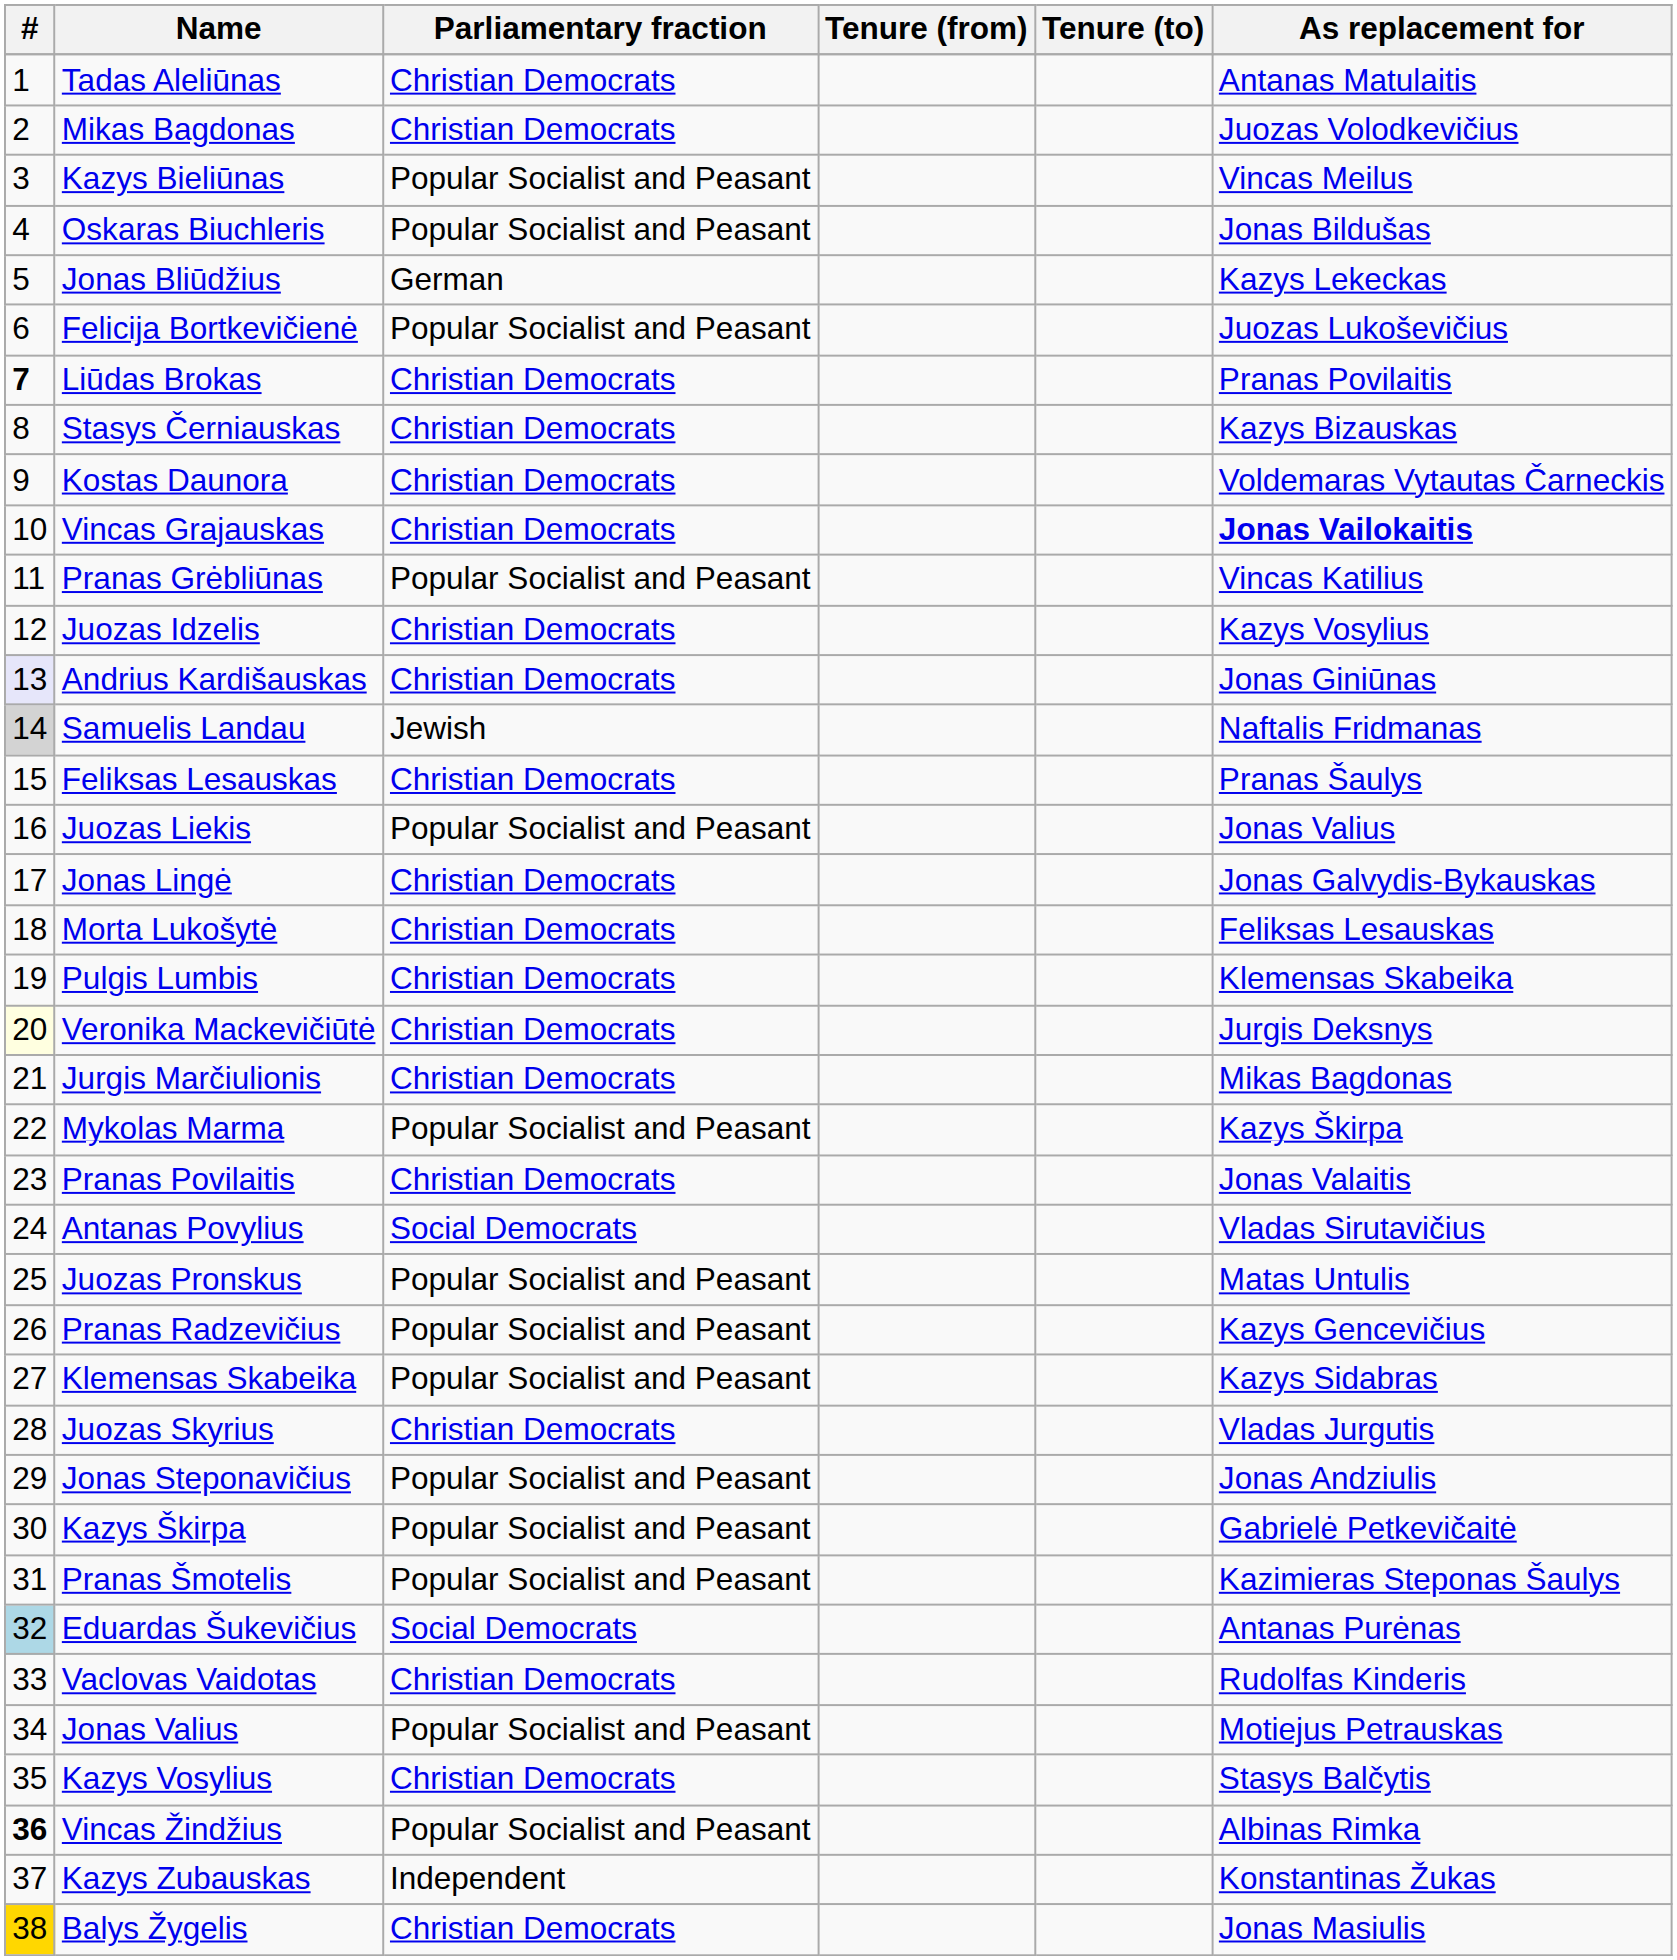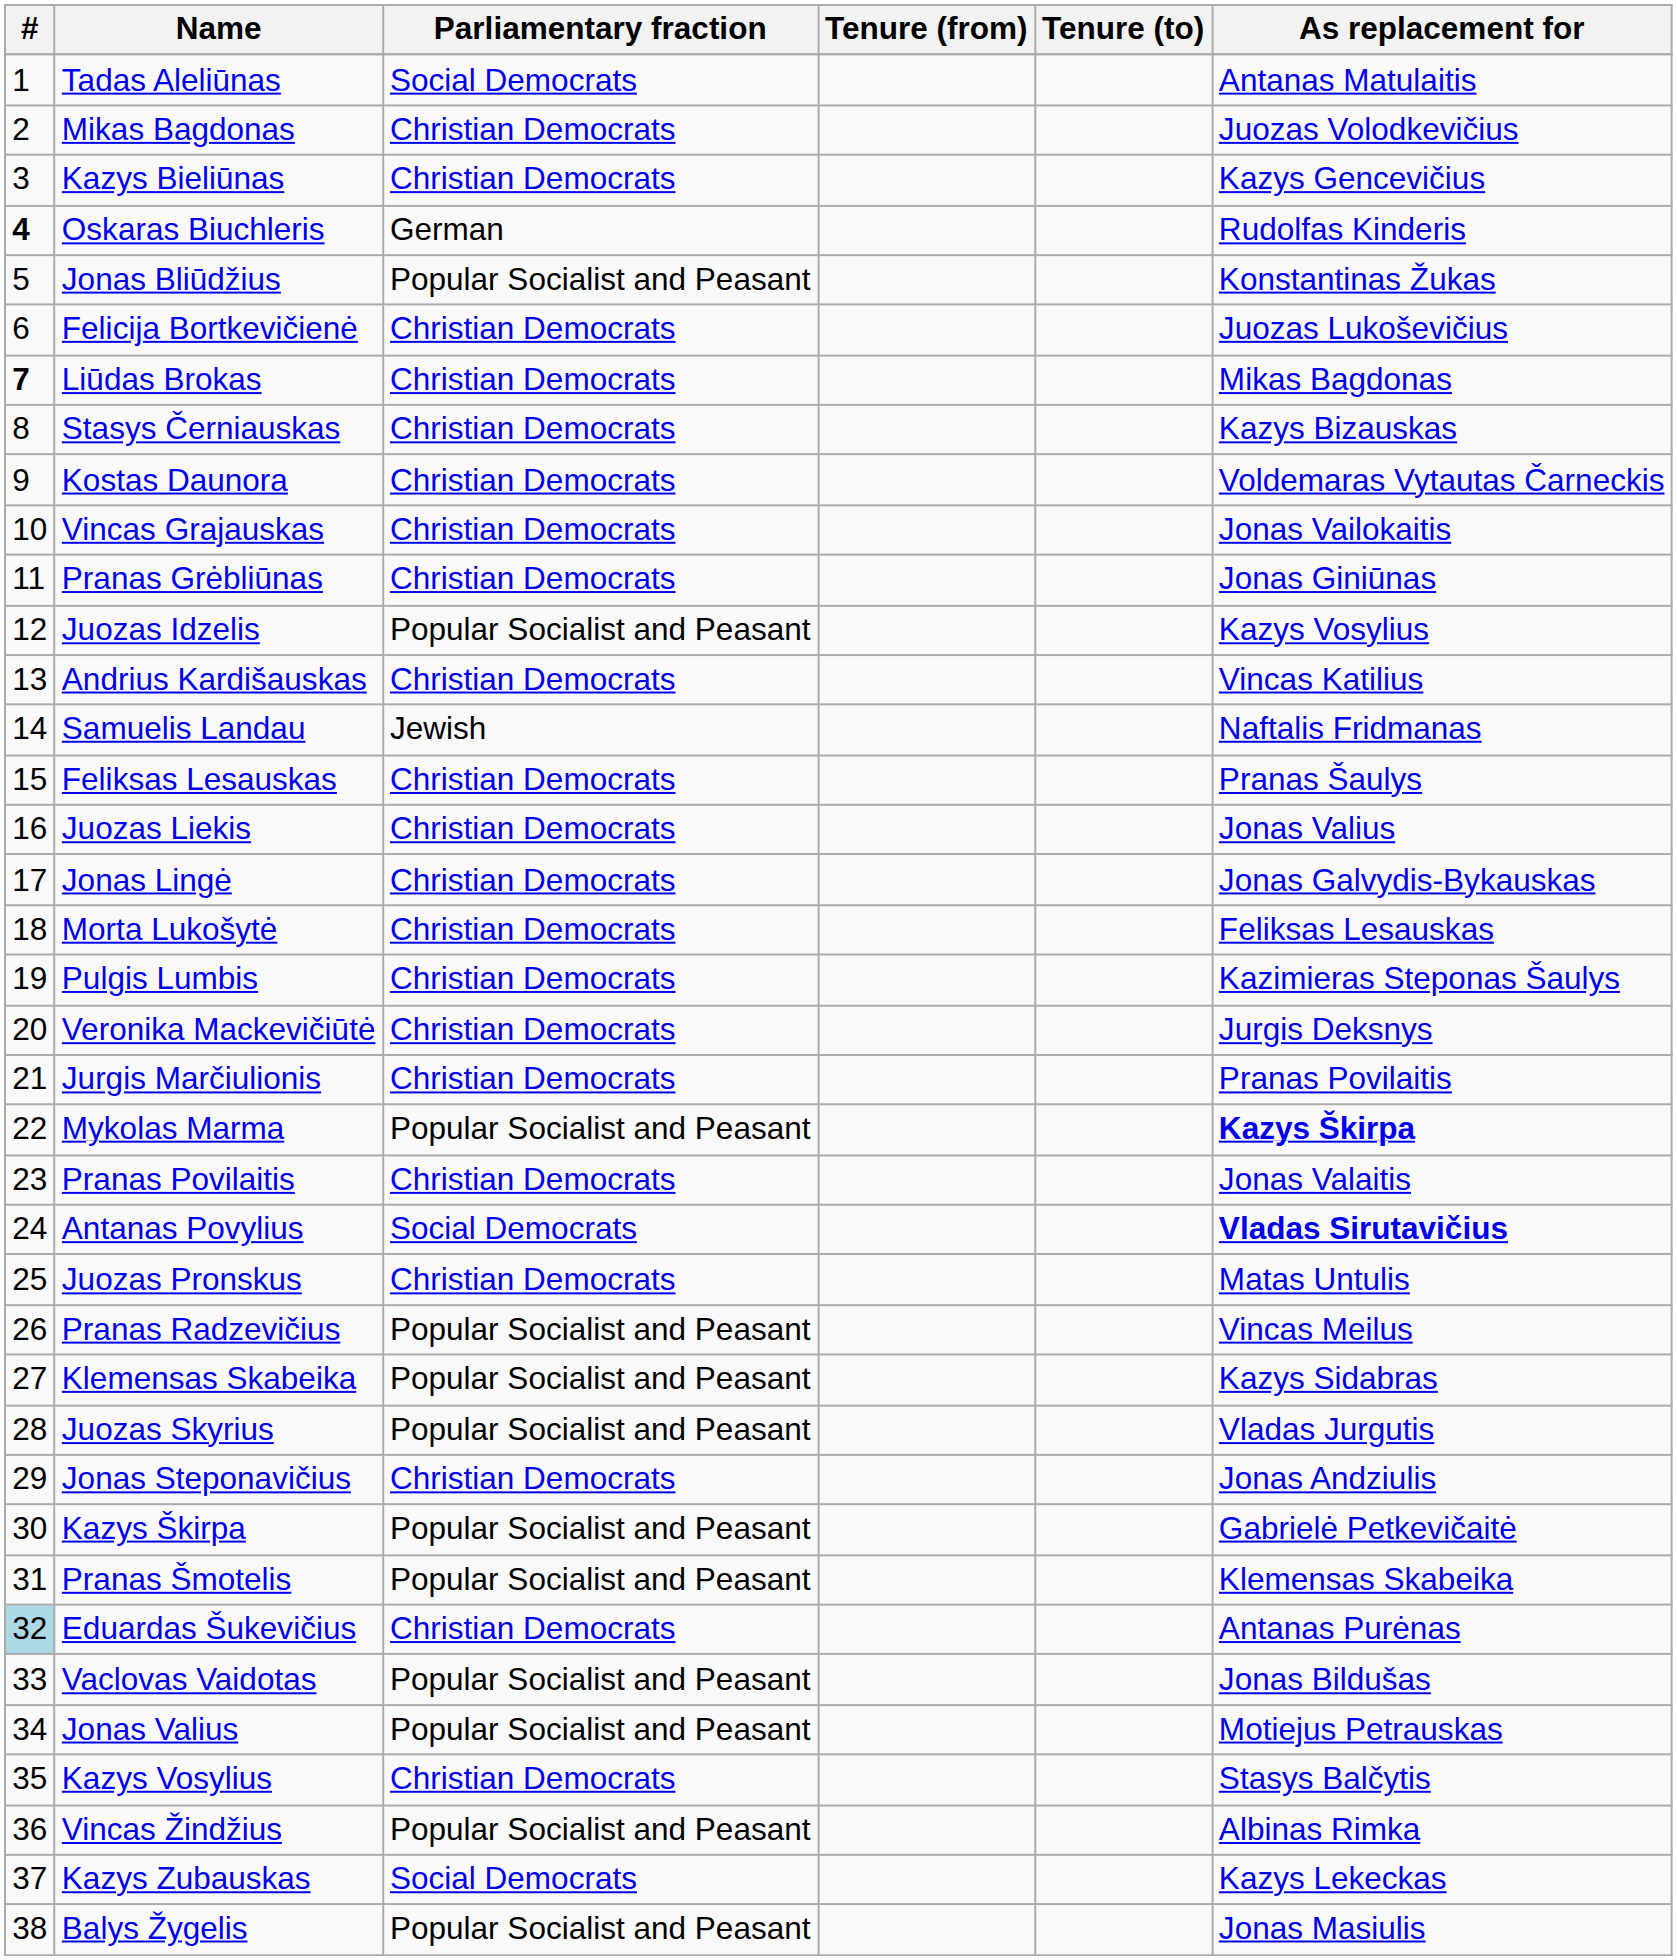(533, 79) Christian Democrats -> (513, 79) Social Democrats
(600, 179) Popular Socialist and Peasant -> (533, 179) Christian Democrats
(1316, 179) Vincas Meilus -> (1352, 179) Kazys Gencevičius
(21, 229) normal -> (21, 229) bold
(600, 229) Popular Socialist and Peasant -> (447, 229) German
(1325, 229) Jonas Bildušas -> (1342, 229) Rudolfas Kinderis
(447, 279) German -> (600, 279) Popular Socialist and Peasant
(1333, 279) Kazys Lekeckas -> (1357, 279) Konstantinas Žukas
(600, 329) Popular Socialist and Peasant -> (533, 329) Christian Democrats
(1335, 379) Pranas Povilaitis -> (1335, 379) Mikas Bagdonas
(1346, 529) bold -> (1335, 529) normal
(600, 579) Popular Socialist and Peasant -> (533, 579) Christian Democrats
(1321, 579) Vincas Katilius -> (1328, 579) Jonas Giniūnas
(533, 629) Christian Democrats -> (600, 629) Popular Socialist and Peasant
(30, 679) lavender background -> (30, 679) no background
(1328, 679) Jonas Giniūnas -> (1321, 679) Vincas Katilius
(30, 729) lightgrey background -> (30, 729) no background
(600, 829) Popular Socialist and Peasant -> (533, 829) Christian Democrats
(1366, 979) Klemensas Skabeika -> (1419, 979) Kazimieras Steponas Šaulys
(30, 1029) lightyellow background -> (30, 1029) no background
(1335, 1079) Mikas Bagdonas -> (1335, 1079) Pranas Povilaitis
(1311, 1129) normal -> (1317, 1129) bold
(1352, 1229) normal -> (1363, 1229) bold
(600, 1279) Popular Socialist and Peasant -> (533, 1279) Christian Democrats
(1352, 1329) Kazys Gencevičius -> (1316, 1329) Vincas Meilus
(533, 1429) Christian Democrats -> (600, 1429) Popular Socialist and Peasant
(600, 1479) Popular Socialist and Peasant -> (533, 1479) Christian Democrats
(1419, 1579) Kazimieras Steponas Šaulys -> (1366, 1579) Klemensas Skabeika
(513, 1629) Social Democrats -> (533, 1629) Christian Democrats
(533, 1679) Christian Democrats -> (600, 1679) Popular Socialist and Peasant
(1342, 1679) Rudolfas Kinderis -> (1325, 1679) Jonas Bildušas
(30, 1829) bold -> (30, 1829) normal
(478, 1879) Independent -> (513, 1879) Social Democrats
(1357, 1879) Konstantinas Žukas -> (1333, 1879) Kazys Lekeckas
(30, 1929) gold background -> (30, 1929) no background
(533, 1929) Christian Democrats -> (600, 1929) Popular Socialist and Peasant
